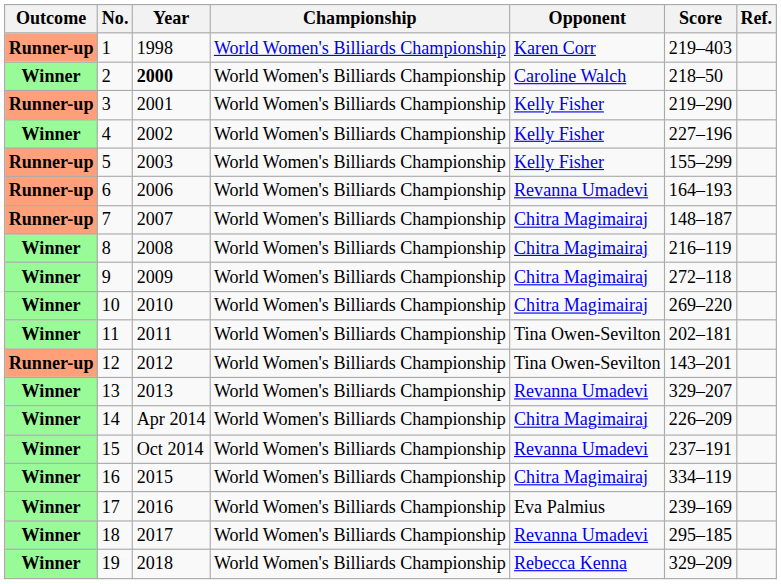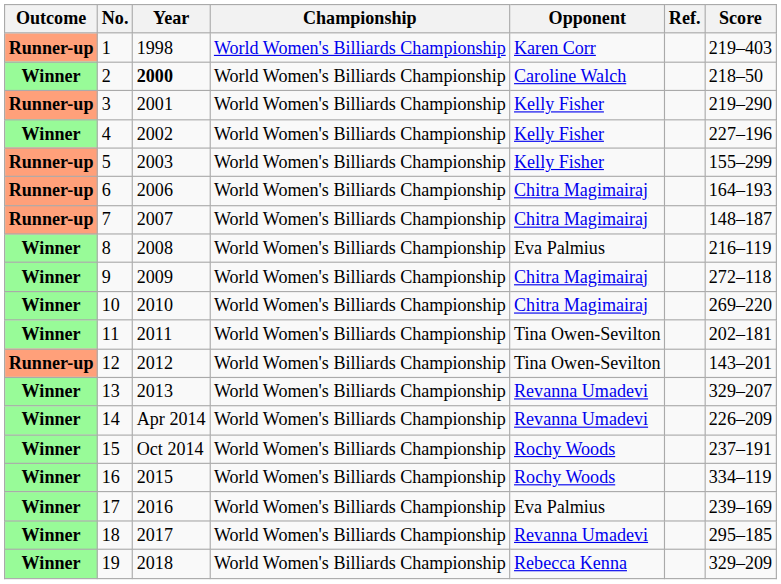columns swapped: (700, 18) <-> (756, 18)
(581, 190) Revanna Umadevi -> (581, 190) Chitra Magimairaj
(581, 248) Chitra Magimairaj -> (559, 248) Eva Palmius
(581, 420) Chitra Magimairaj -> (581, 420) Revanna Umadevi
(581, 448) Revanna Umadevi -> (565, 448) Rochy Woods
(581, 477) Chitra Magimairaj -> (565, 477) Rochy Woods
